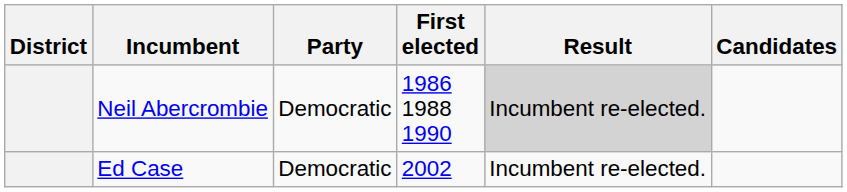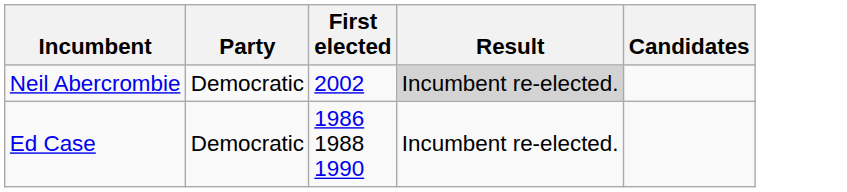- column: (48, 47)
(427, 108) 1986 1988 1990 -> (339, 82) 2002
(427, 168) 2002 -> (339, 143) 1986 1988 1990
